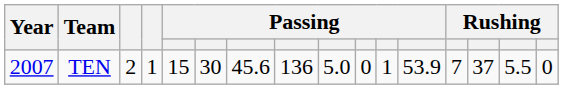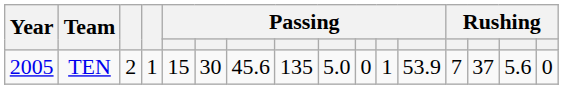(32, 66) 2007 -> (32, 66) 2005
(296, 66) 136 -> (296, 66) 135
(518, 66) 5.5 -> (518, 66) 5.6
